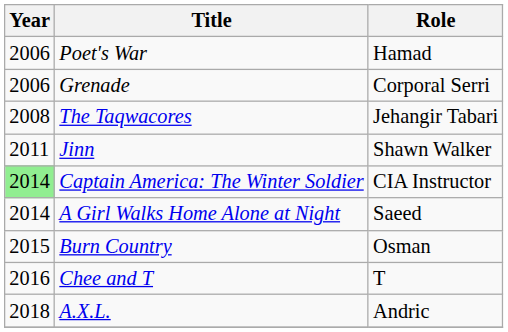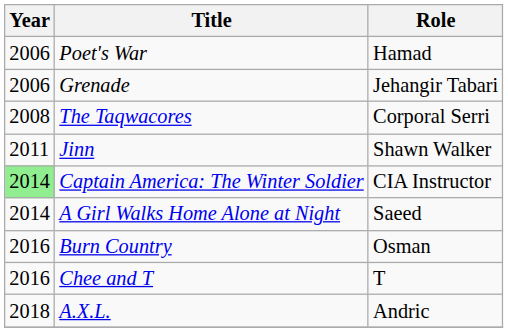(432, 85) Corporal Serri -> (436, 85) Jehangir Tabari
(436, 117) Jehangir Tabari -> (432, 117) Corporal Serri
(30, 246) 2015 -> (30, 246) 2016
